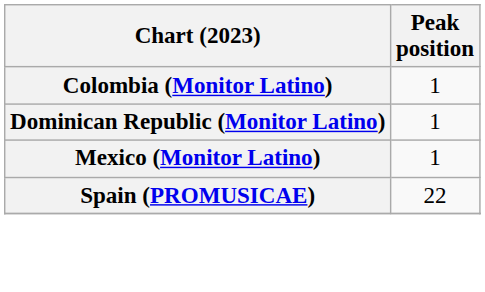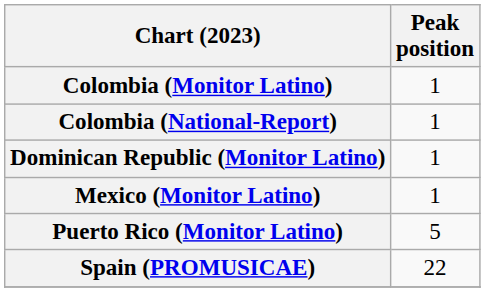+ row: (198, 121)
+ row: (198, 231)
